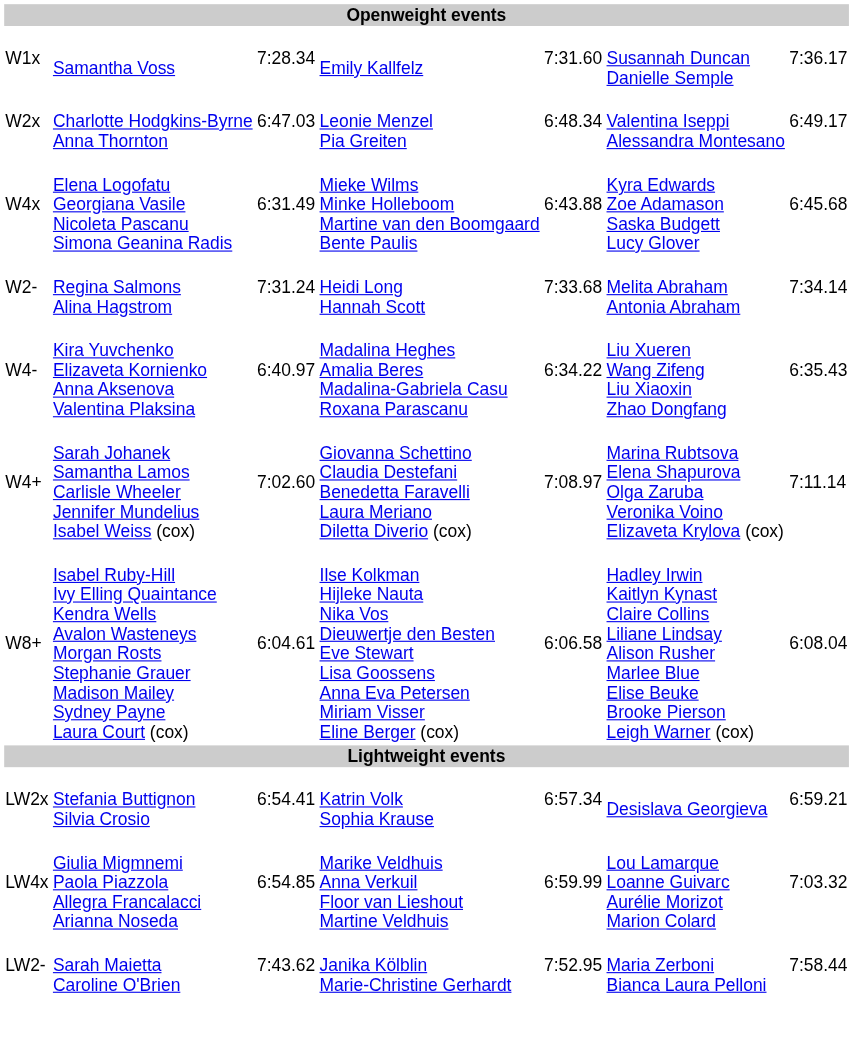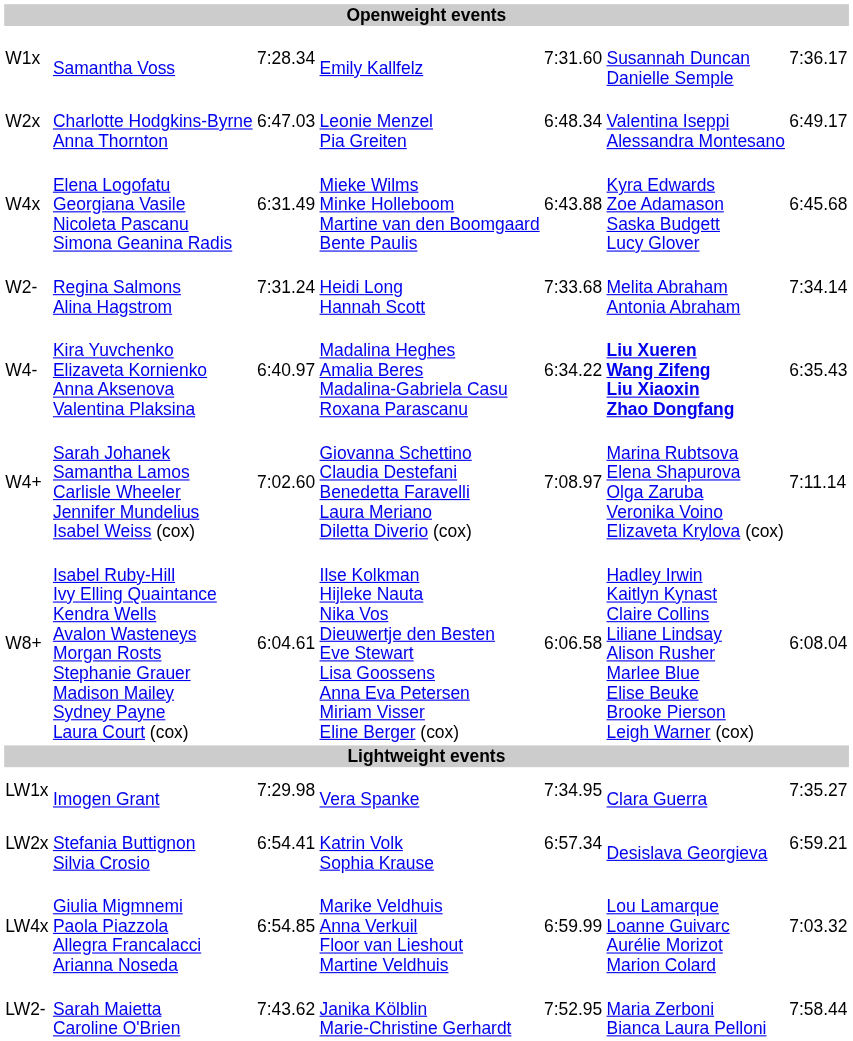(667, 380) normal -> (670, 380) bold
+ row: (27, 790)
